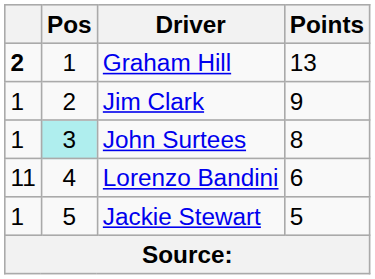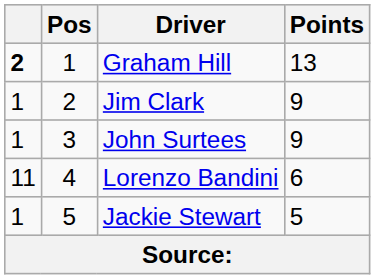(69, 140) paleturquoise background -> (69, 140) no background
(297, 140) 8 -> (297, 140) 9
